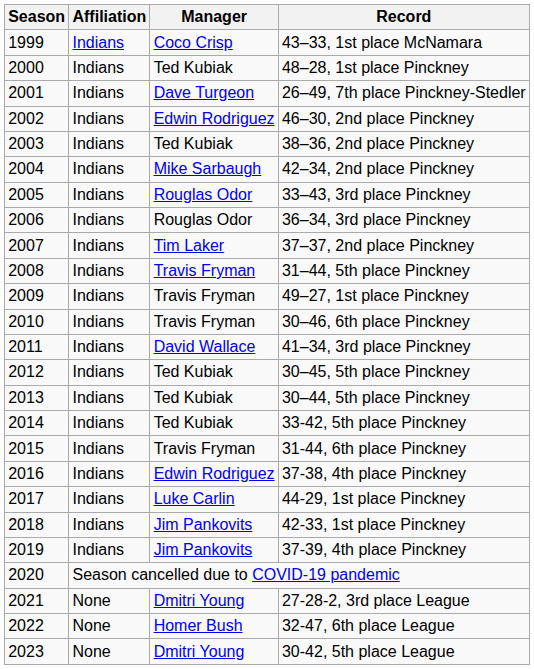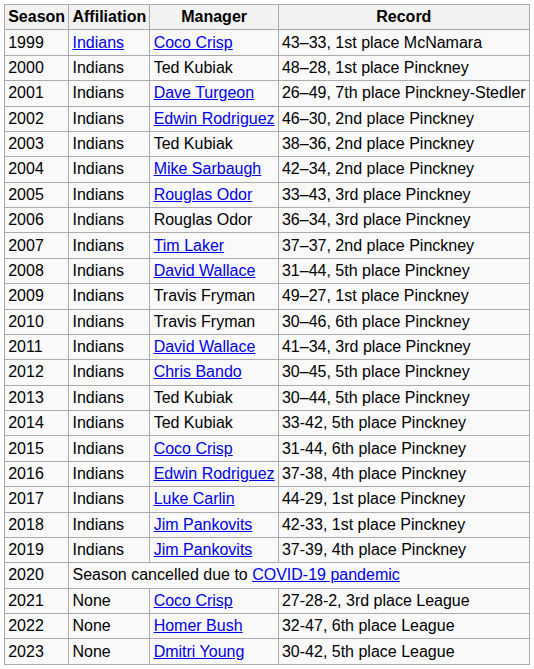(204, 270) Travis Fryman -> (204, 270) David Wallace
(193, 372) Ted Kubiak -> (198, 372) Chris Bando
(204, 448) Travis Fryman -> (193, 448) Coco Crisp
(199, 600) Dmitri Young -> (193, 600) Coco Crisp
